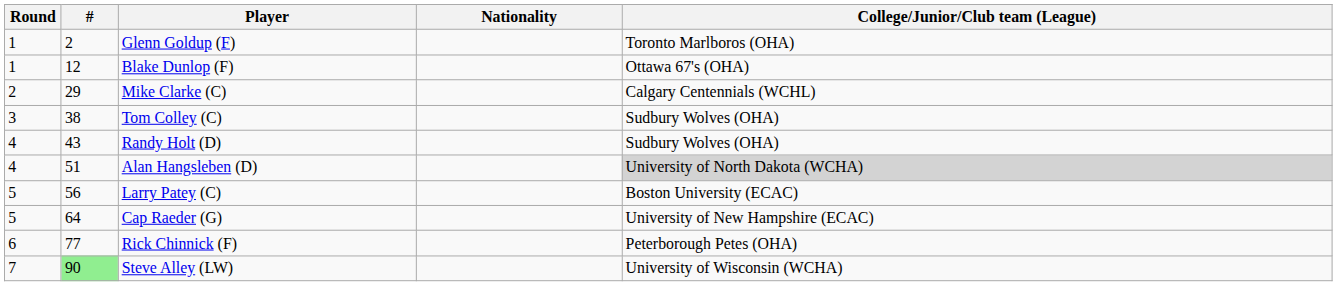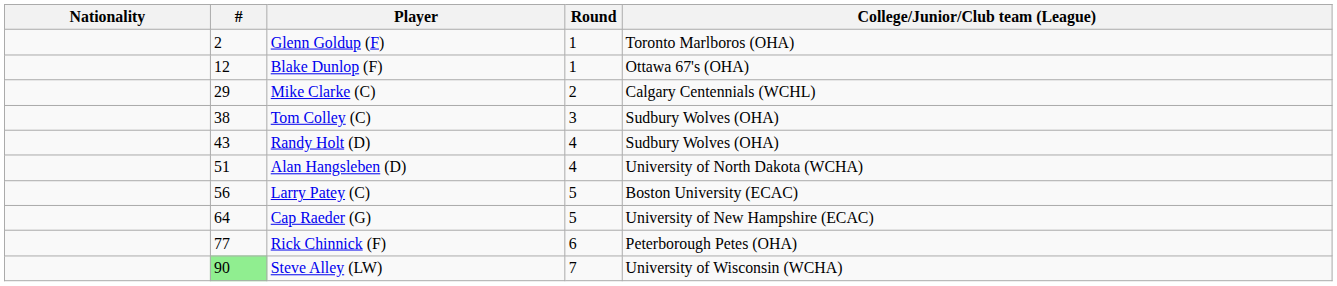columns swapped: (33, 17) <-> (519, 17)
(744, 167) lightgrey background -> (744, 167) no background
